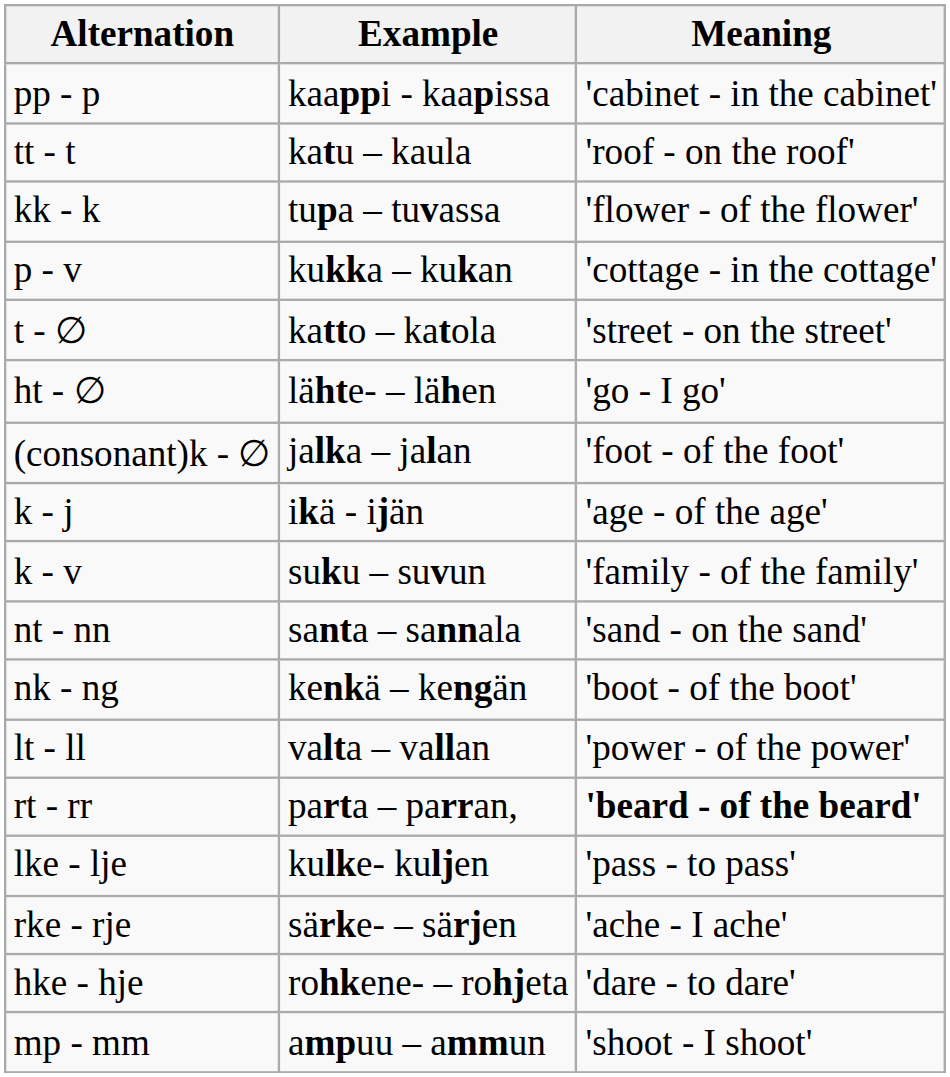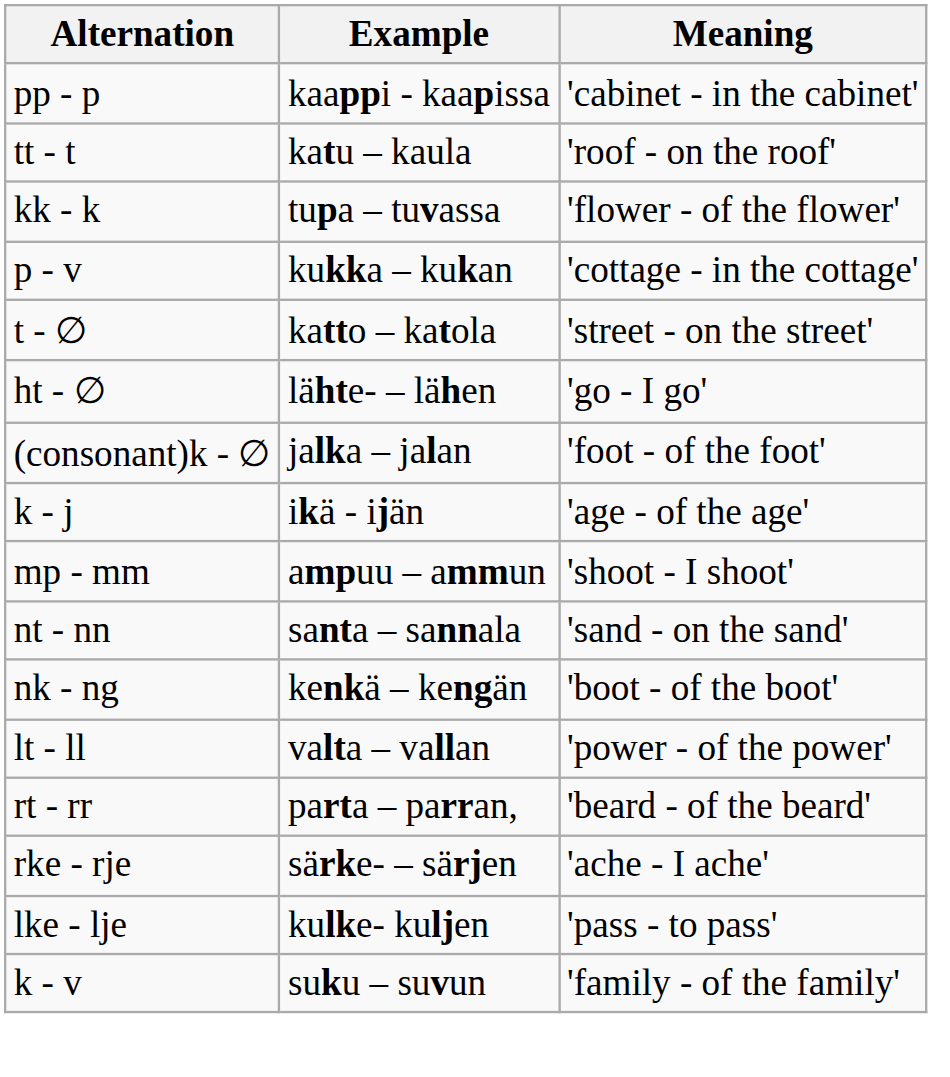rows swapped: (82, 1041) <-> (48, 570)
(754, 806) bold -> (719, 806) normal
rows swapped: (70, 865) <-> (72, 923)
- row: (79, 982)
